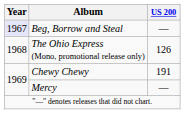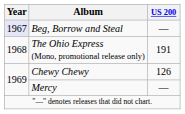(164, 50) 126 -> (164, 50) 191
(164, 71) 191 -> (164, 71) 126
